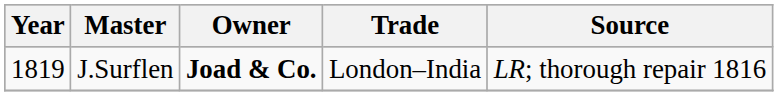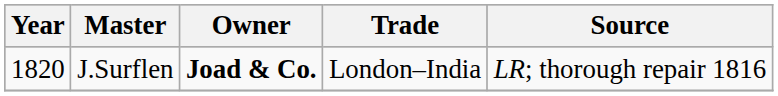(38, 68) 1819 -> (38, 68) 1820
